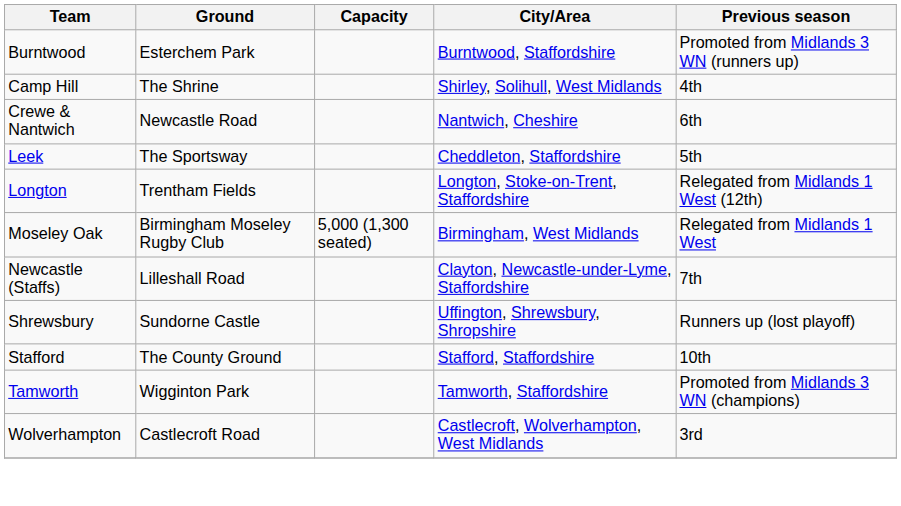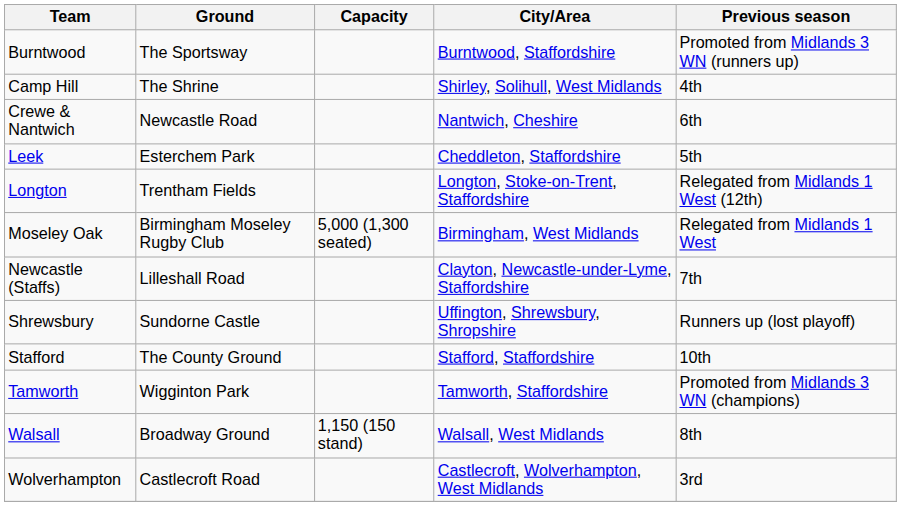(197, 52) Esterchem Park -> (193, 52) The Sportsway
(193, 156) The Sportsway -> (197, 156) Esterchem Park
+ row: (34, 435)
